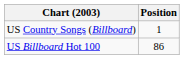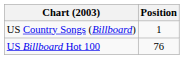(159, 46) 86 -> (159, 46) 76
